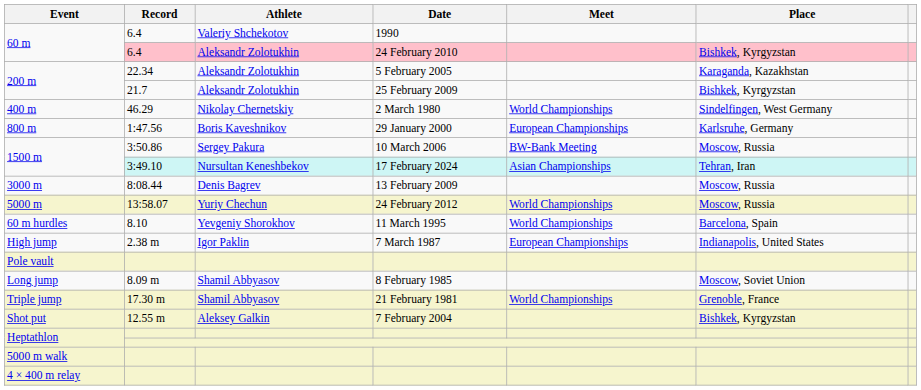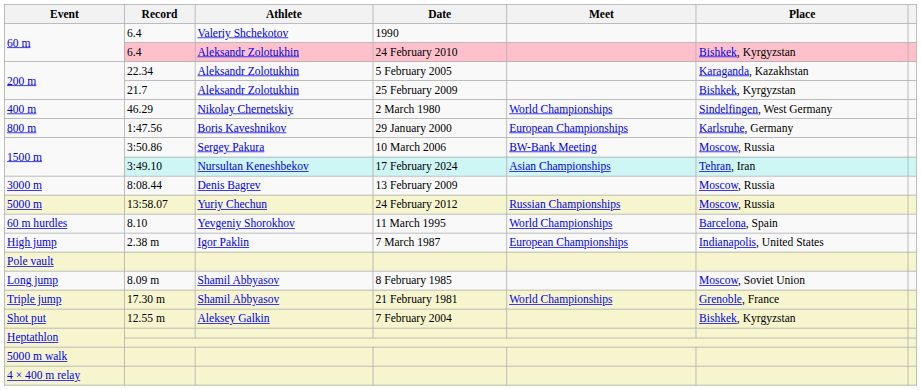(561, 204) World Championships -> (565, 204) Russian Championships
